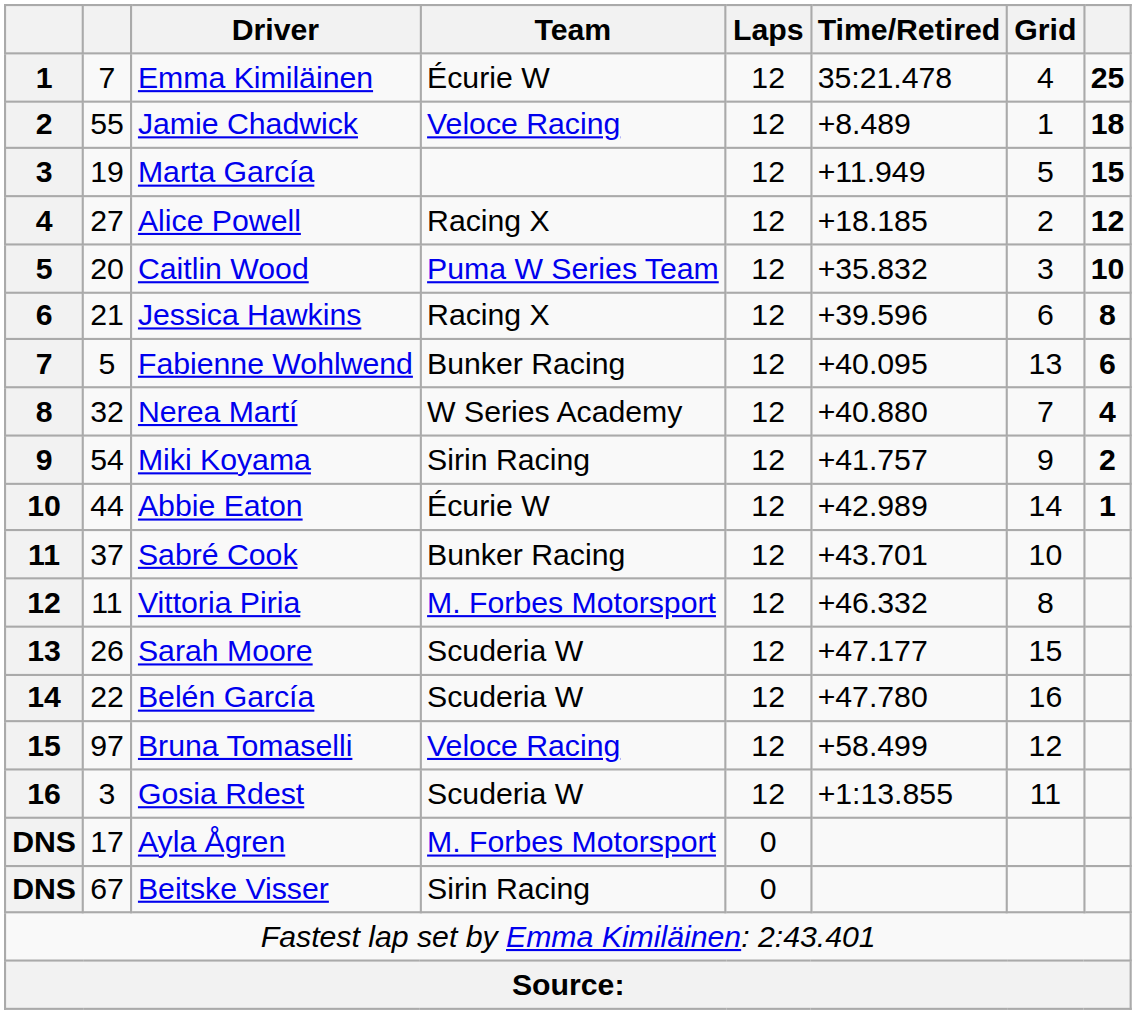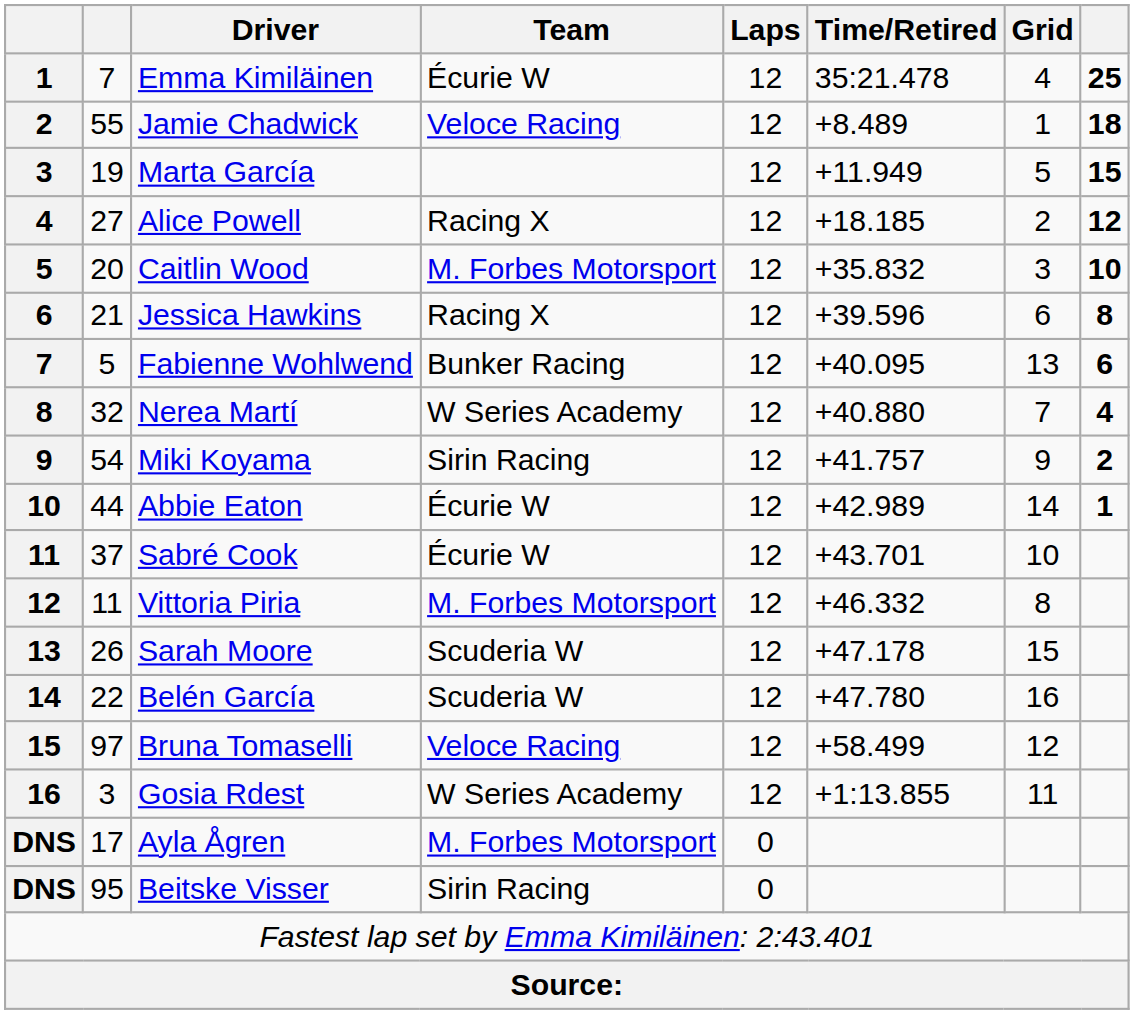(573, 268) Puma W Series Team -> (572, 268) M. Forbes Motorsport
(526, 555) Bunker Racing -> (488, 555) Écurie W
(873, 650) +47.177 -> (870, 650) +47.178
(505, 794) Scuderia W -> (555, 794) W Series Academy
(107, 889) 67 -> (107, 889) 95
